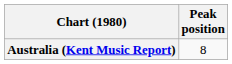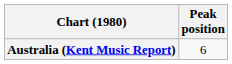(203, 49) 8 -> (203, 49) 6
